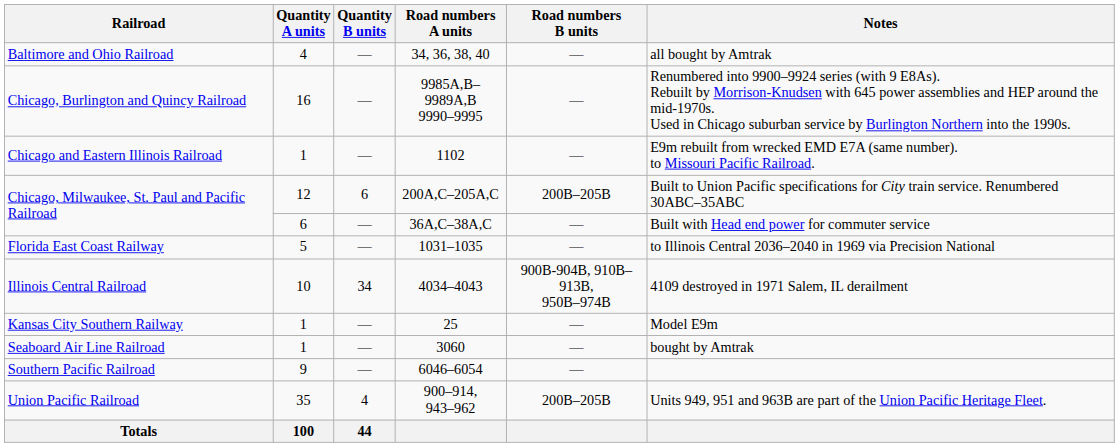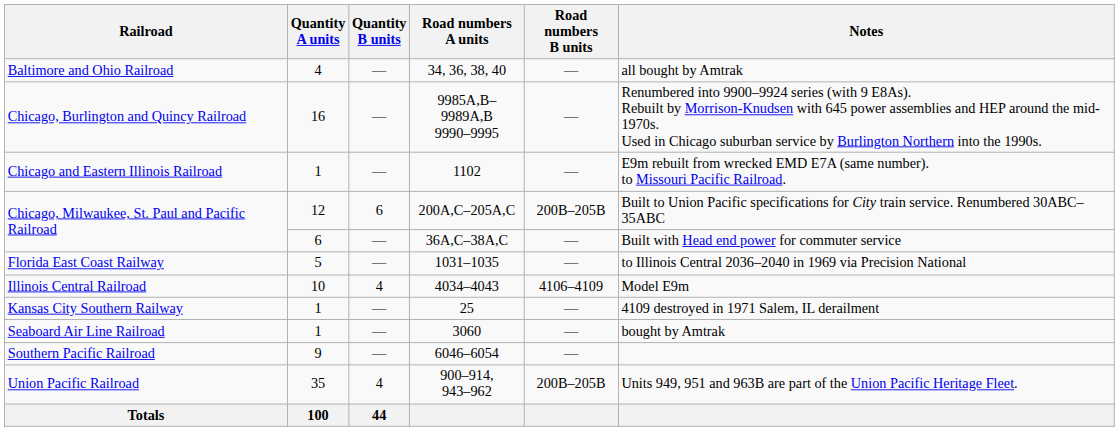(365, 286) 34 -> (379, 286) 4
(576, 286) 900B-904B, 910B–913B, 950B–974B -> (571, 286) 4106–4109
(779, 286) 4109 destroyed in 1971 Salem, IL derailment -> (655, 286) Model E9m
(684, 324) Model E9m -> (750, 308) 4109 destroyed in 1971 Salem, IL derailment
